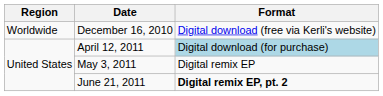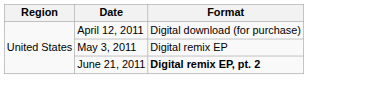- row: (125, 30)
(253, 47) lightblue background -> (226, 30) no background
